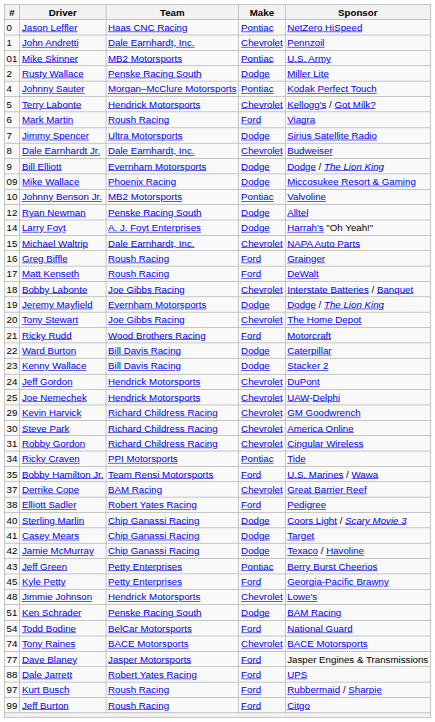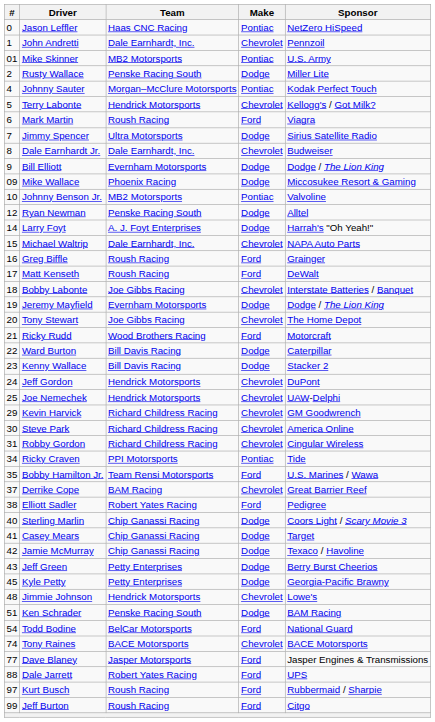(257, 567) Pontiac -> (255, 567) Dodge
(251, 582) Ford -> (255, 582) Dodge
